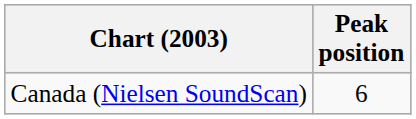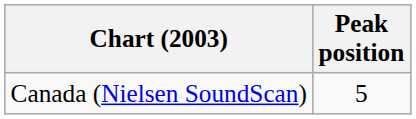(361, 93) 6 -> (361, 93) 5
